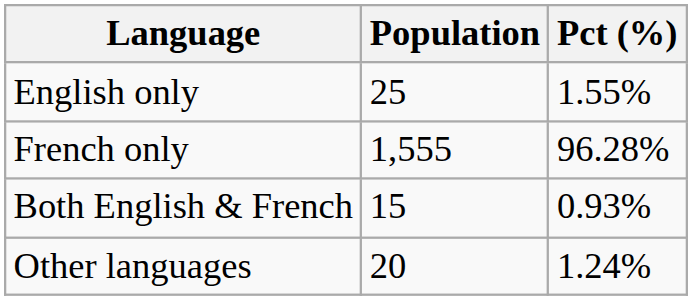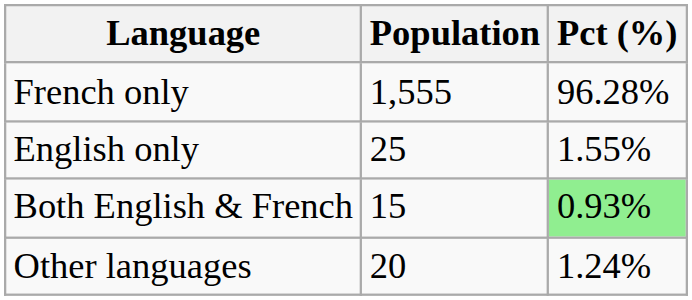rows swapped: (101, 149) <-> (106, 91)
(604, 206) no background -> (604, 206) lightgreen background
